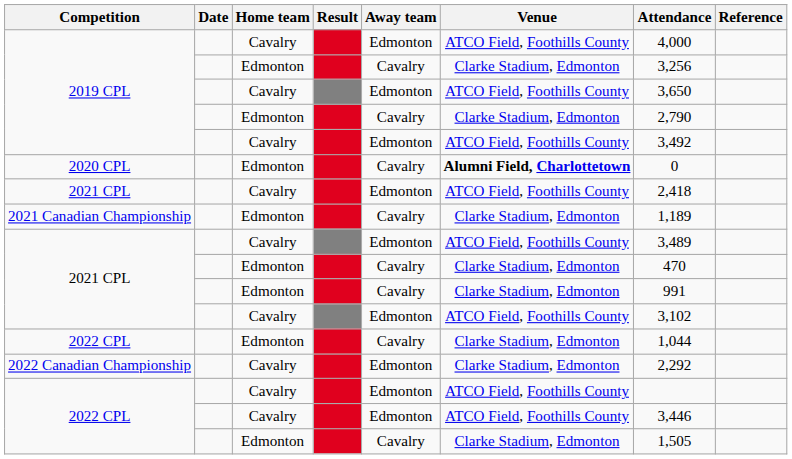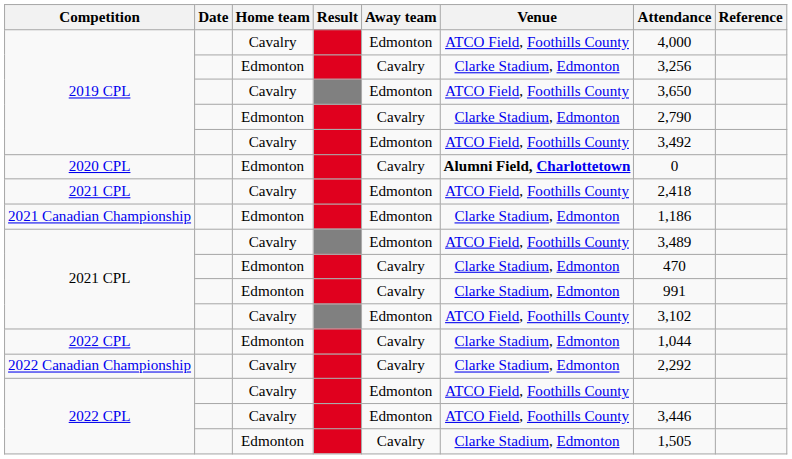(401, 216) Cavalry -> (401, 216) Edmonton
(674, 216) 1,189 -> (674, 216) 1,186
(401, 366) Edmonton -> (401, 366) Cavalry
